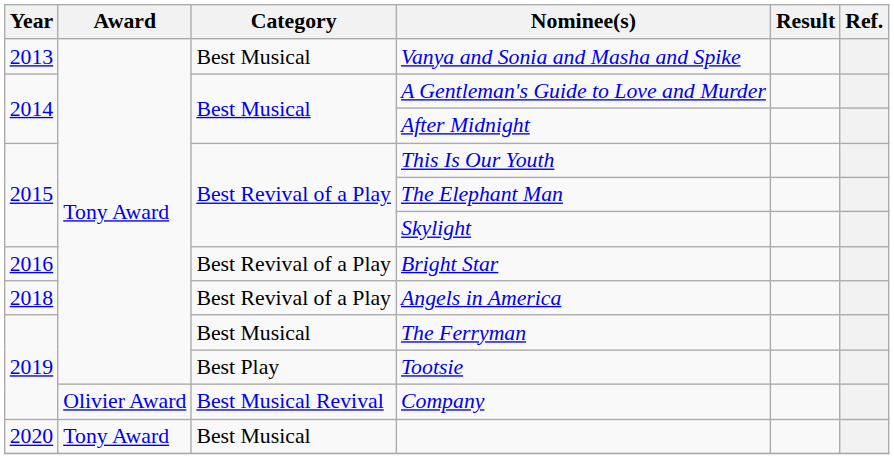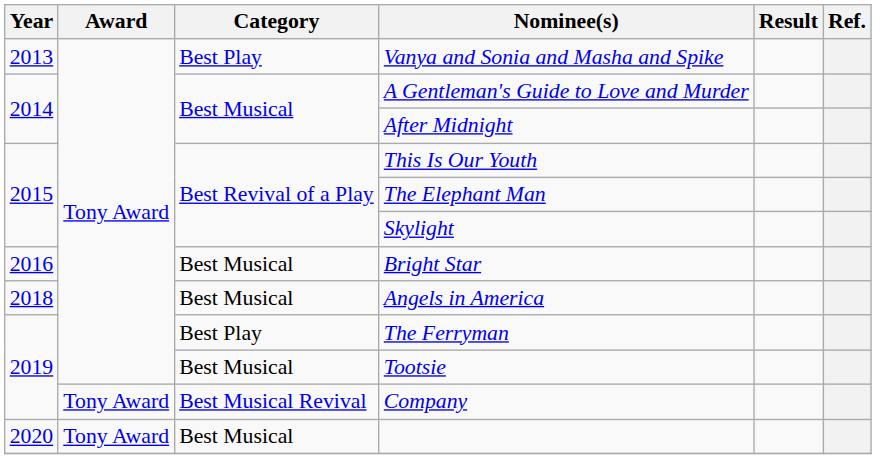(253, 56) Best Musical -> (221, 56) Best Play
(294, 263) Best Revival of a Play -> (236, 263) Best Musical
(294, 297) Best Revival of a Play -> (236, 297) Best Musical
(253, 332) Best Musical -> (221, 332) Best Play
(238, 366) Best Play -> (236, 366) Best Musical
(125, 401) Olivier Award -> (116, 401) Tony Award
